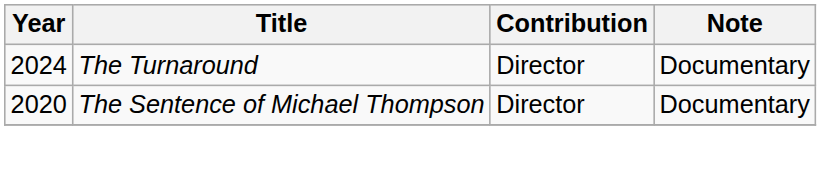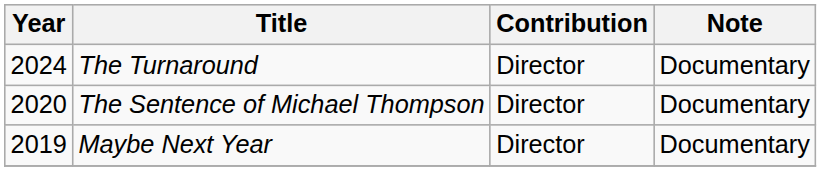+ row: (175, 144)
